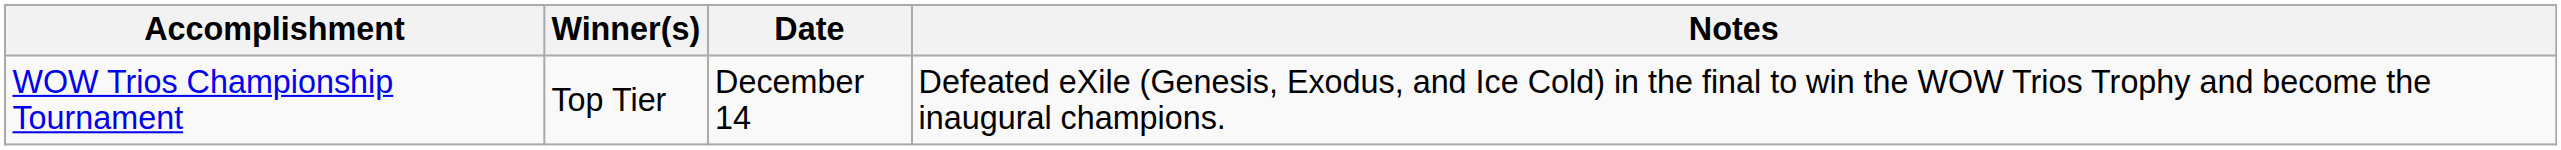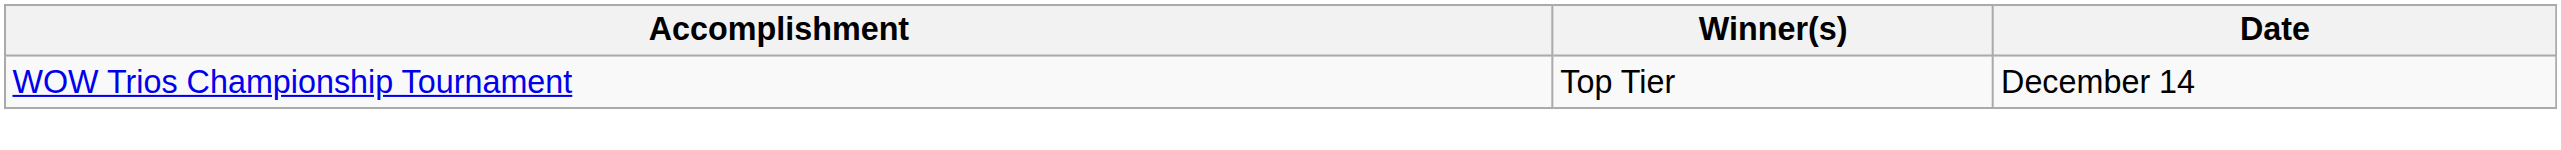- column: (1734, 30)
